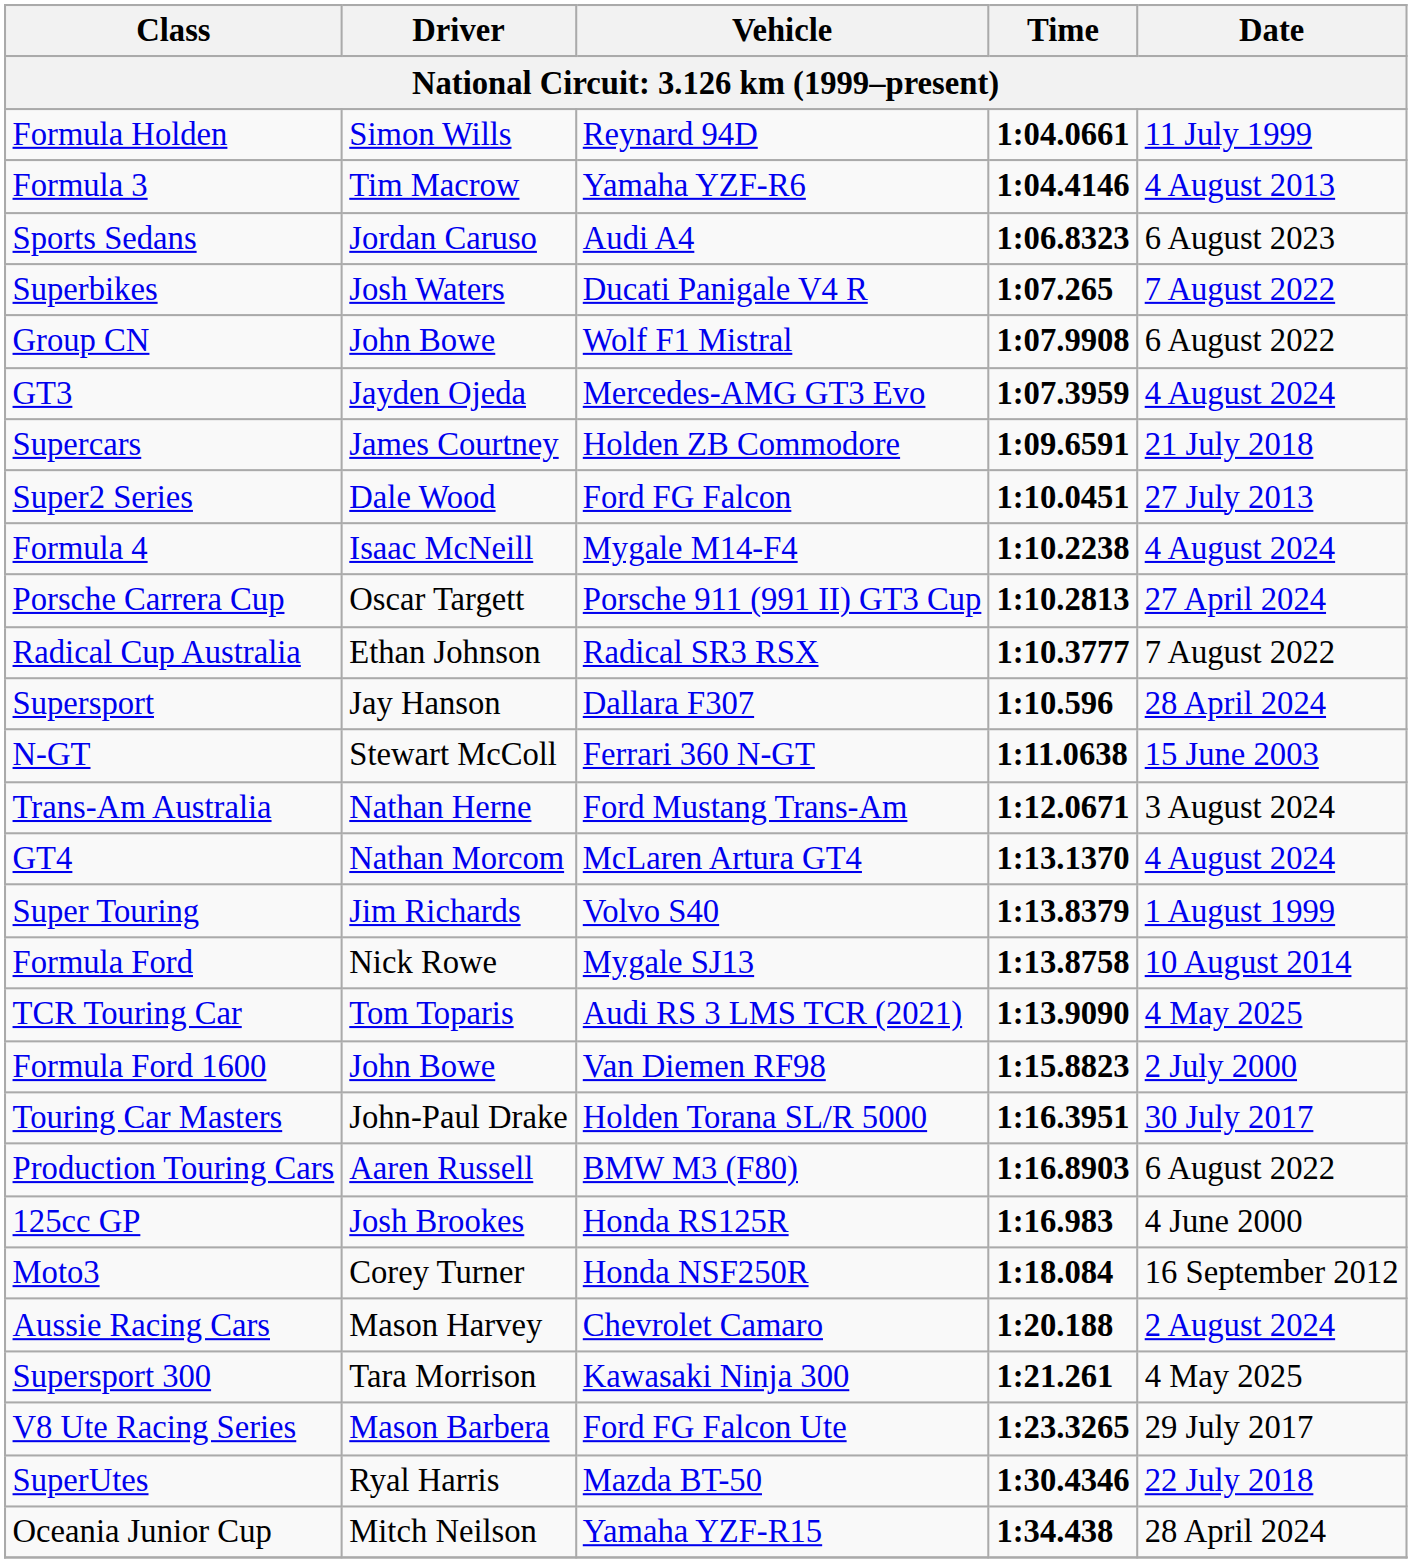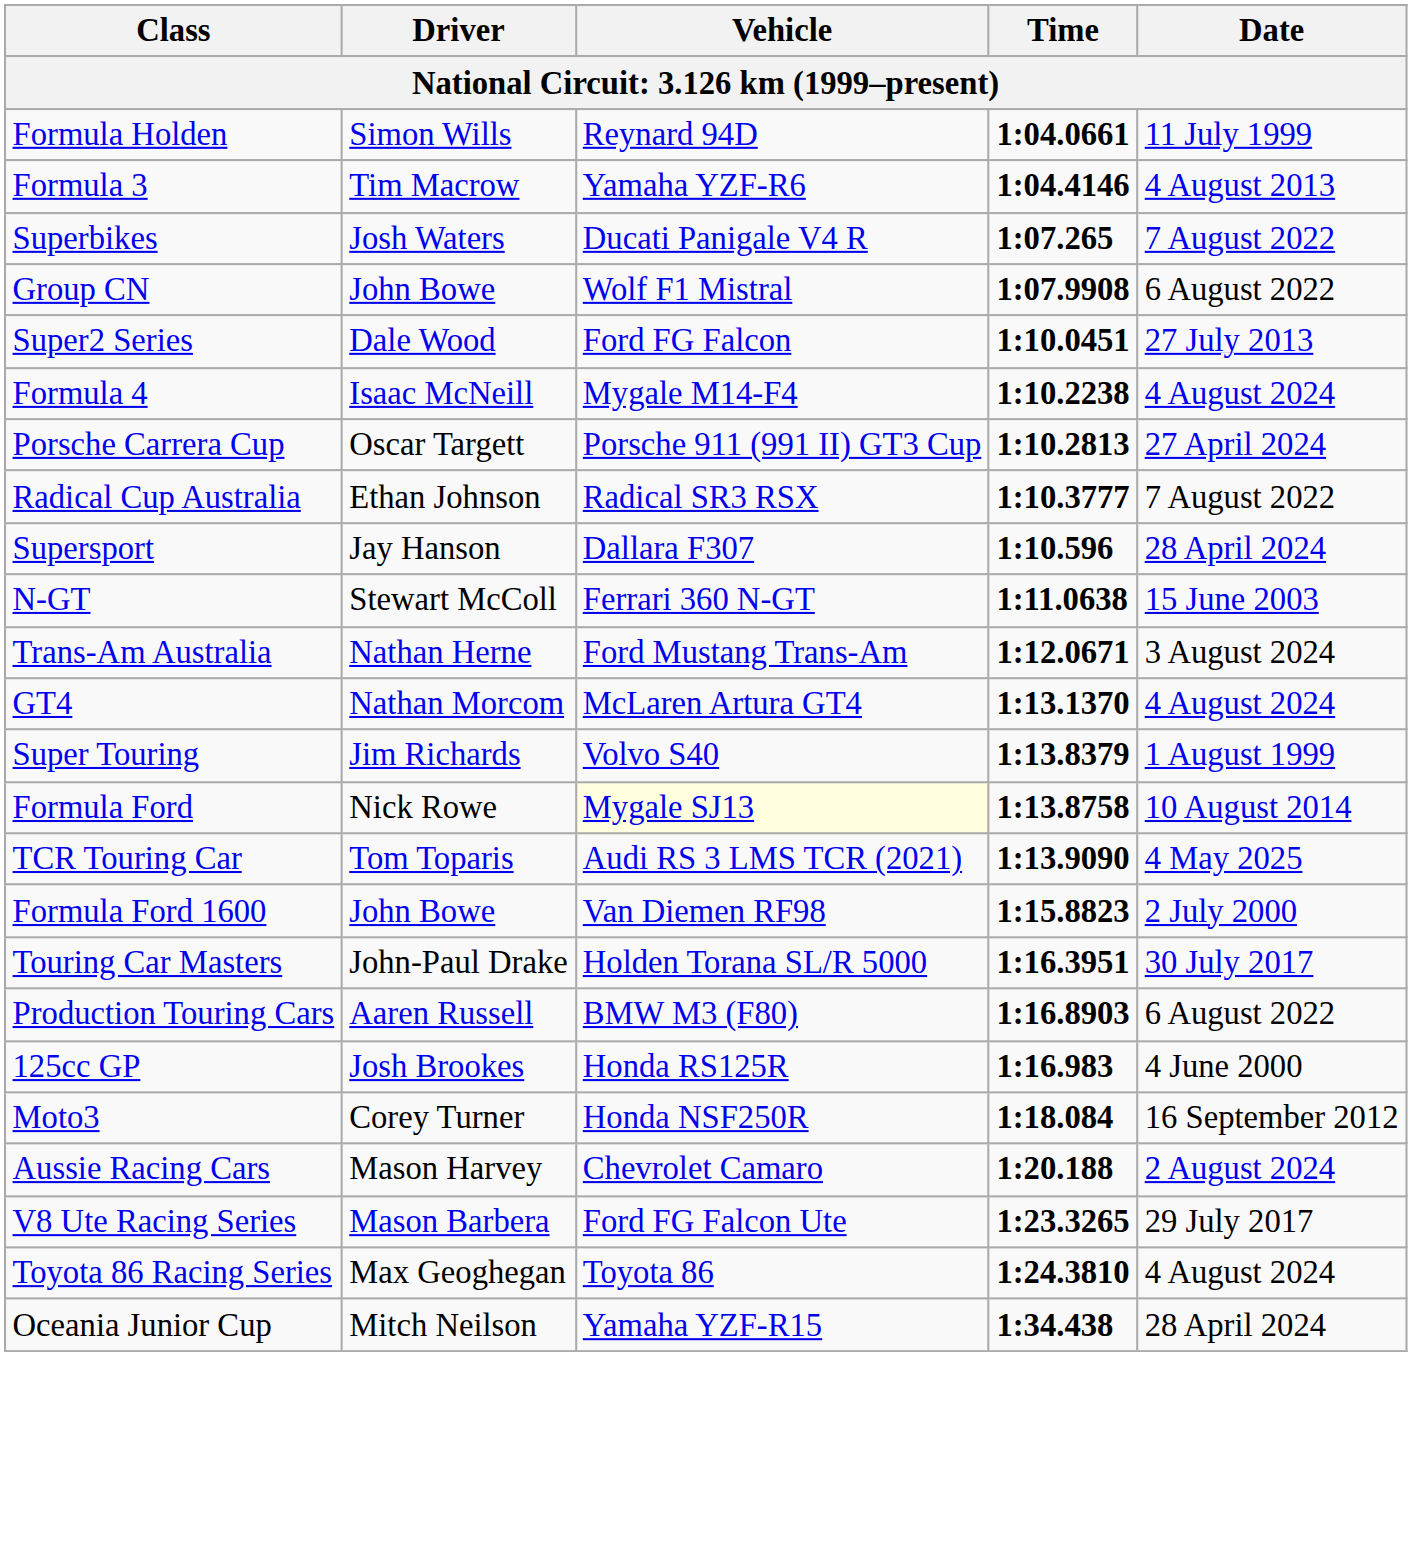- row: (105, 237)
- row: (42, 392)
- row: (77, 444)
(668, 962) no background -> (668, 806) lightyellow background
- row: (112, 1376)
+ row: (172, 1272)
- row: (81, 1479)
